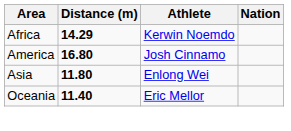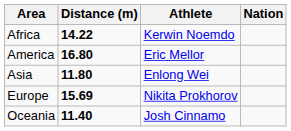(77, 34) 14.29 -> (77, 34) 14.22
(185, 55) Josh Cinnamo -> (174, 55) Eric Mellor
+ row: (28, 95)
(174, 95) Eric Mellor -> (185, 116) Josh Cinnamo
